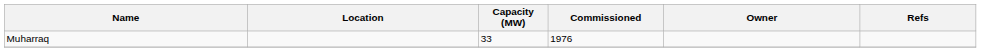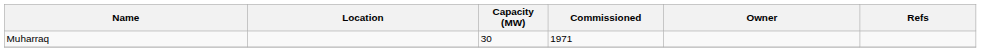(486, 39) 33 -> (486, 39) 30
(561, 39) 1976 -> (561, 39) 1971
